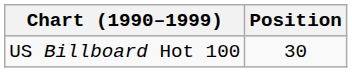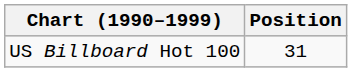(296, 52) 30 -> (296, 52) 31
